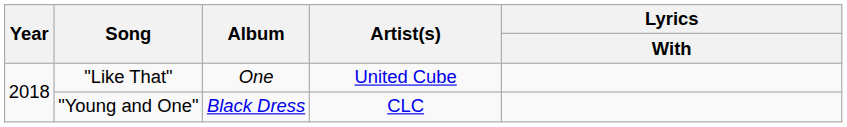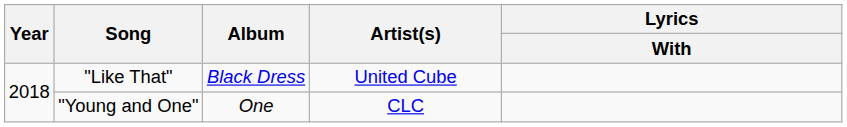(256, 77) One -> (256, 77) Black Dress
(256, 106) Black Dress -> (256, 106) One
